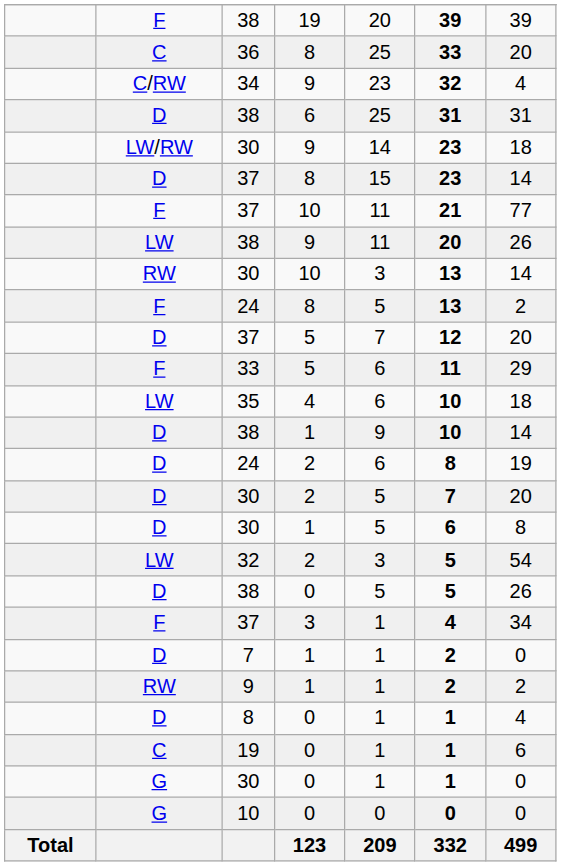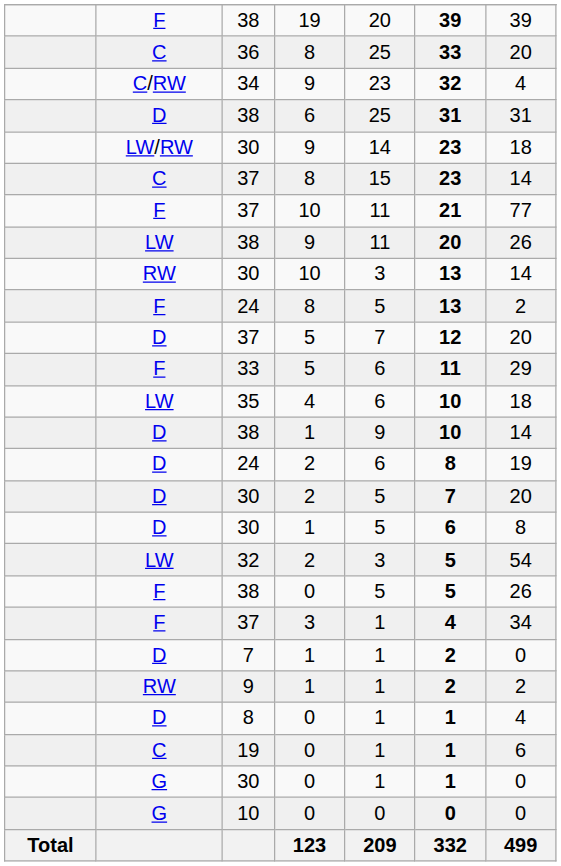(159, 178) D -> (159, 178) C
(159, 591) D -> (159, 591) F
